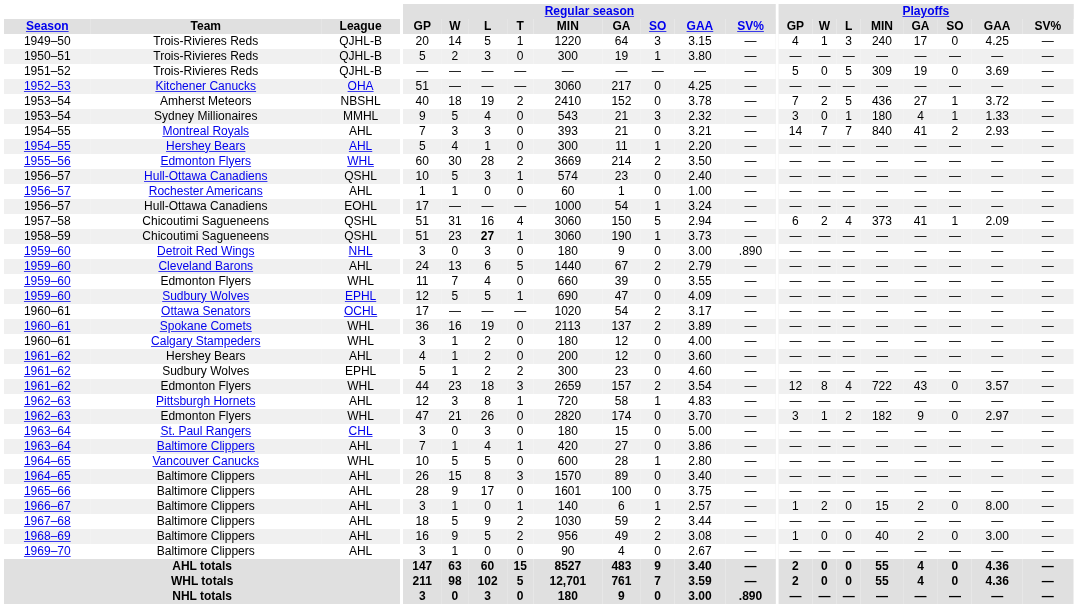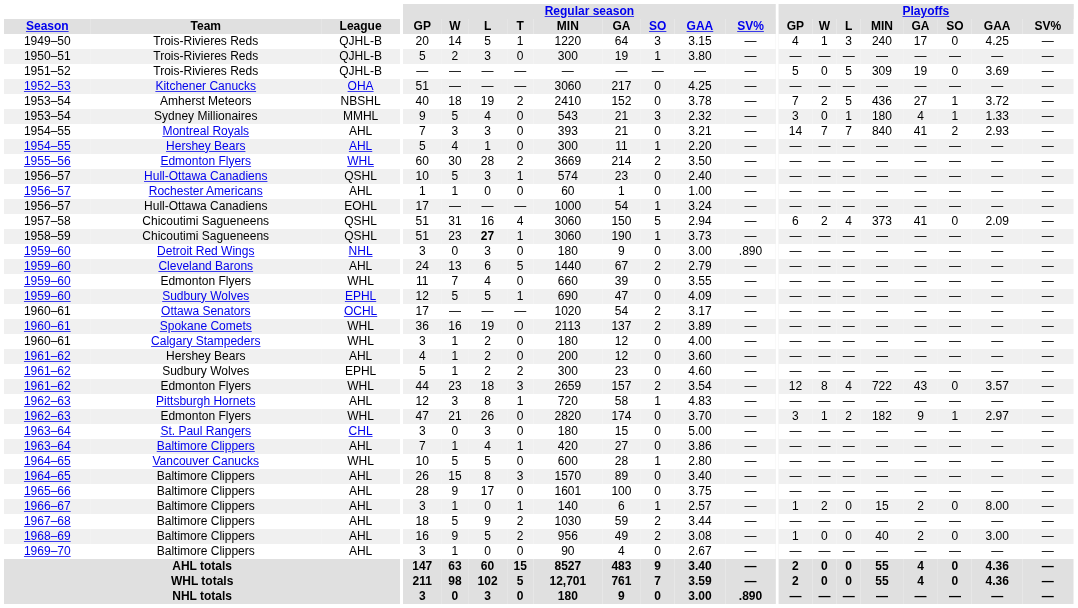(955, 221) 1 -> (955, 221) 0
(955, 416) 0 -> (955, 416) 1
